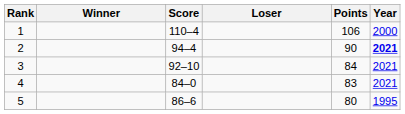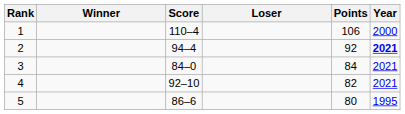(351, 48) 90 -> (351, 48) 92
(184, 66) 92–10 -> (184, 66) 84–0
(184, 84) 84–0 -> (184, 84) 92–10
(351, 84) 83 -> (351, 84) 82
